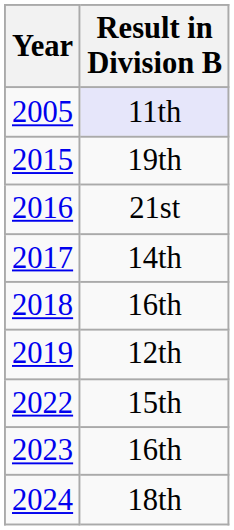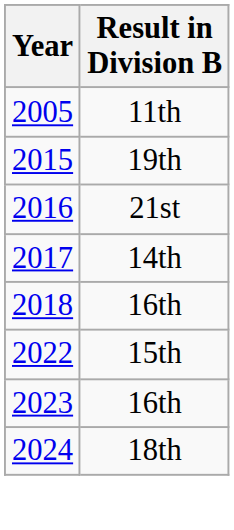(155, 111) lavender background -> (155, 111) no background
- row: (43, 353)
